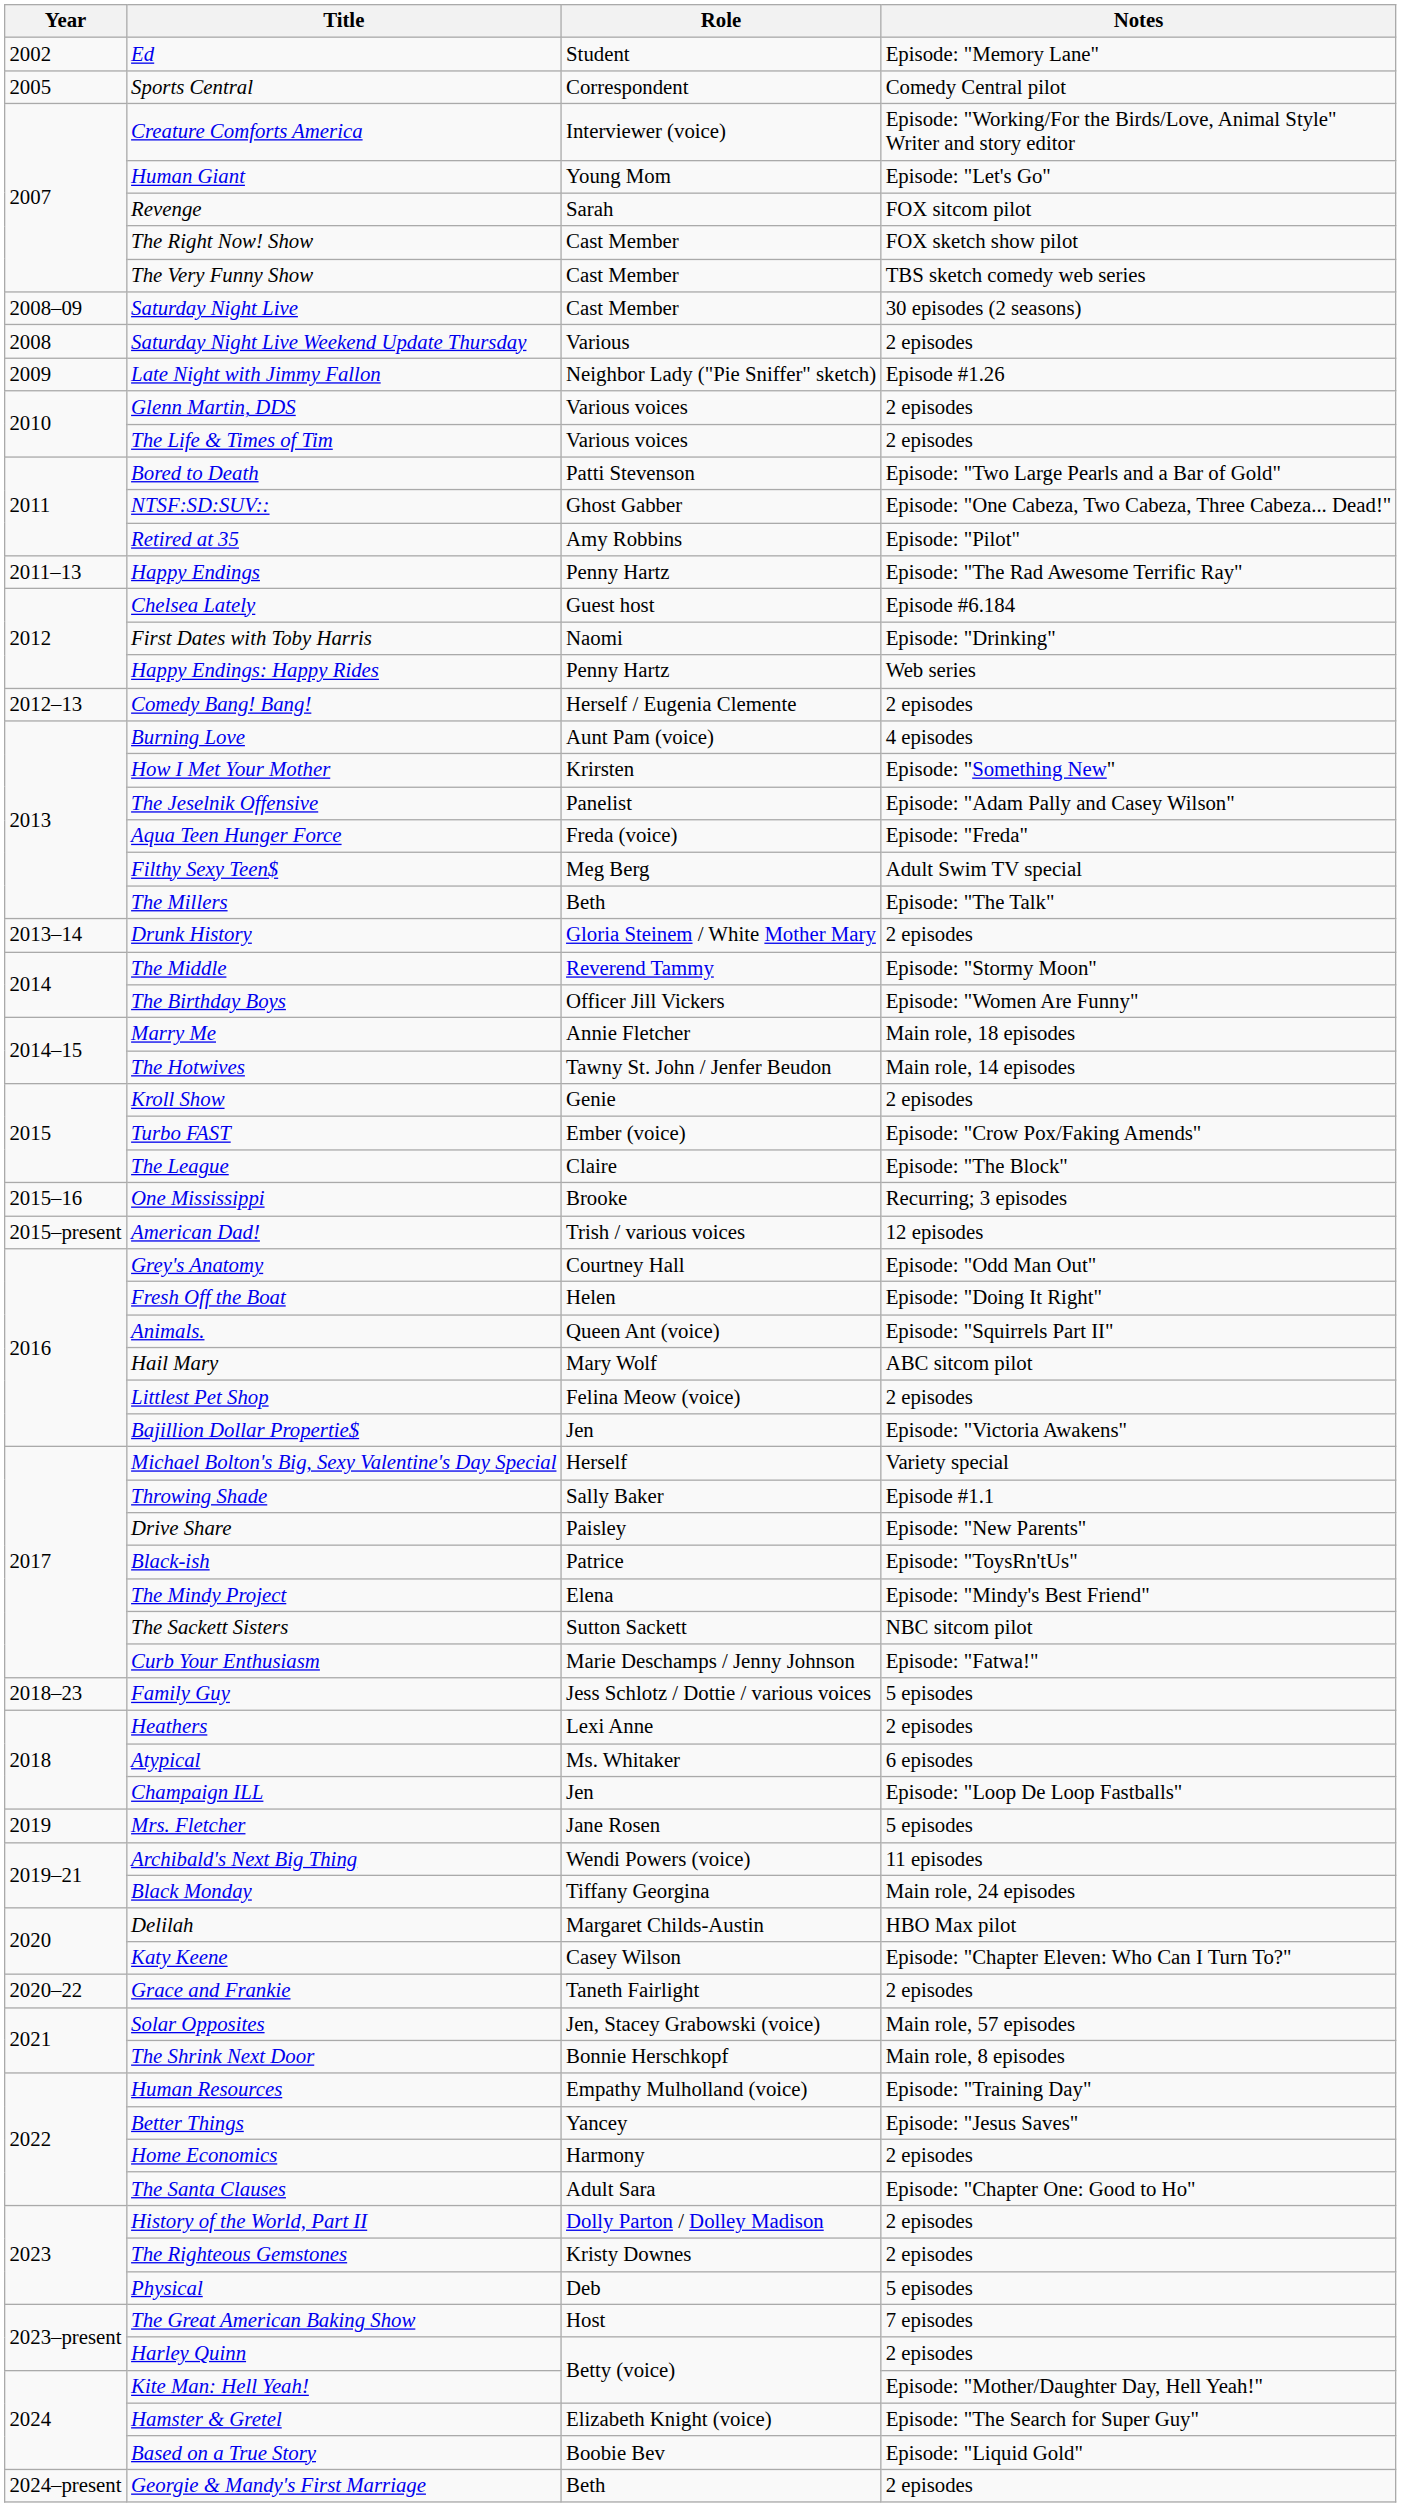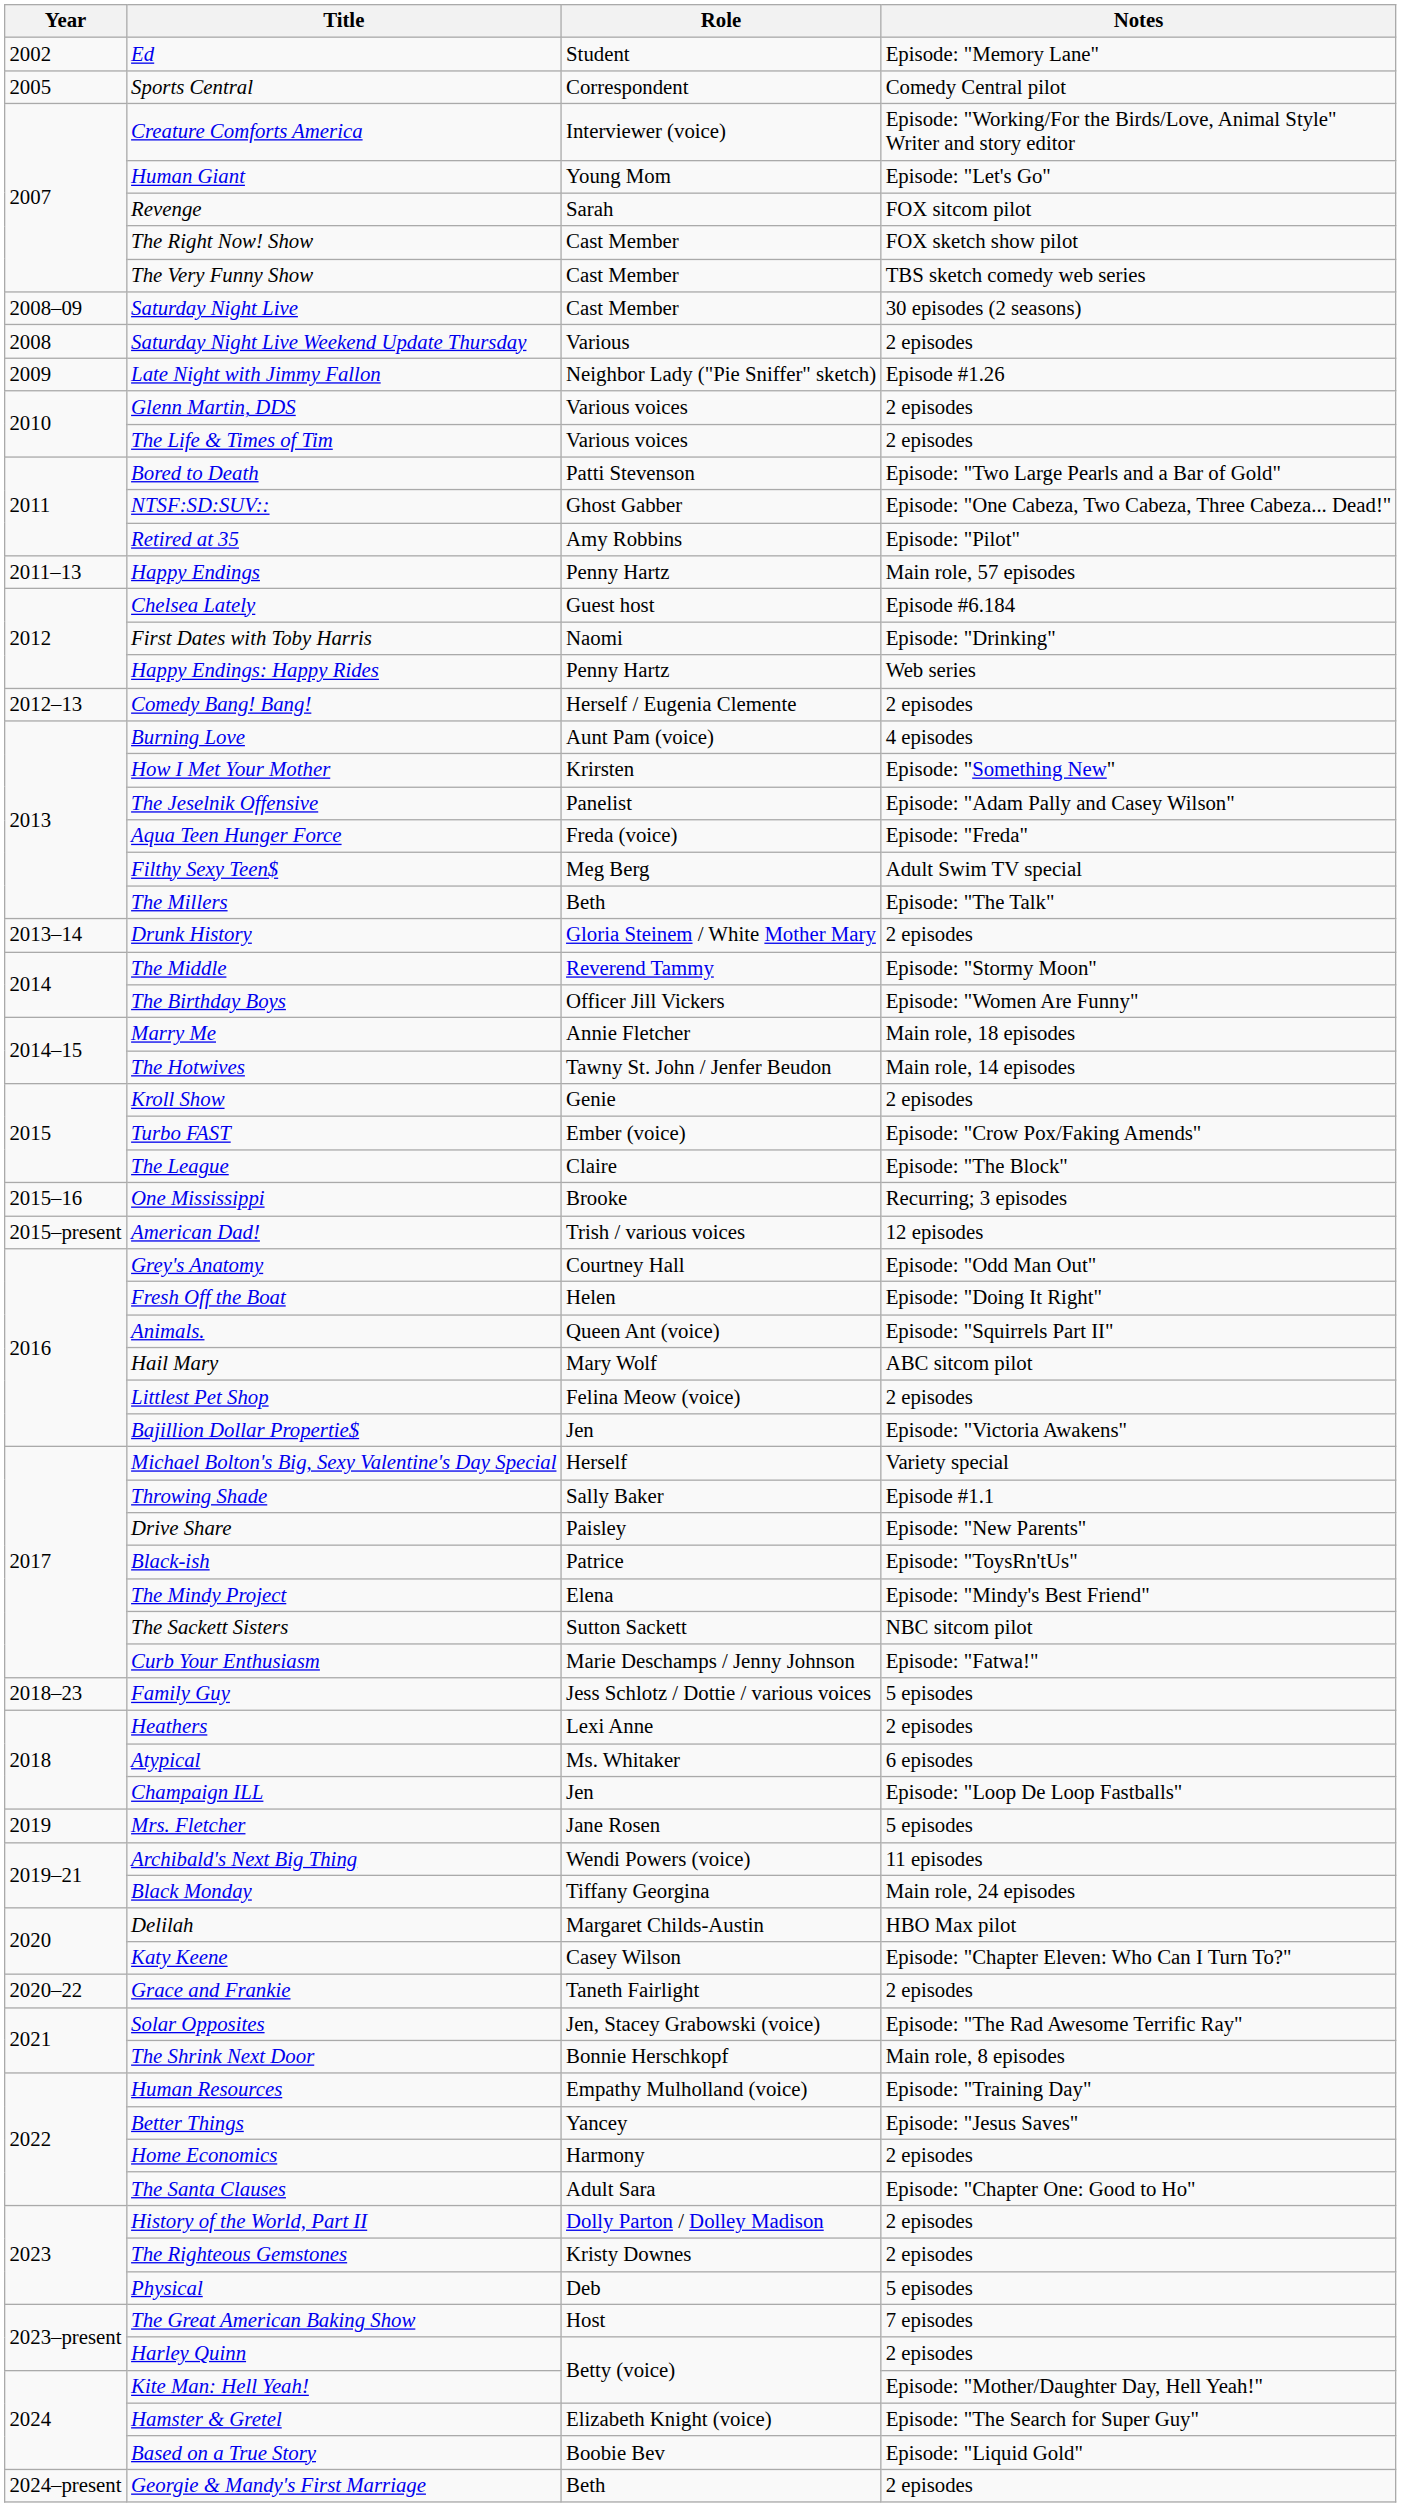(1064, 572) Episode: "The Rad Awesome Terrific Ray" -> (980, 572) Main role, 57 episodes
(980, 2023) Main role, 57 episodes -> (1064, 2023) Episode: "The Rad Awesome Terrific Ray"
